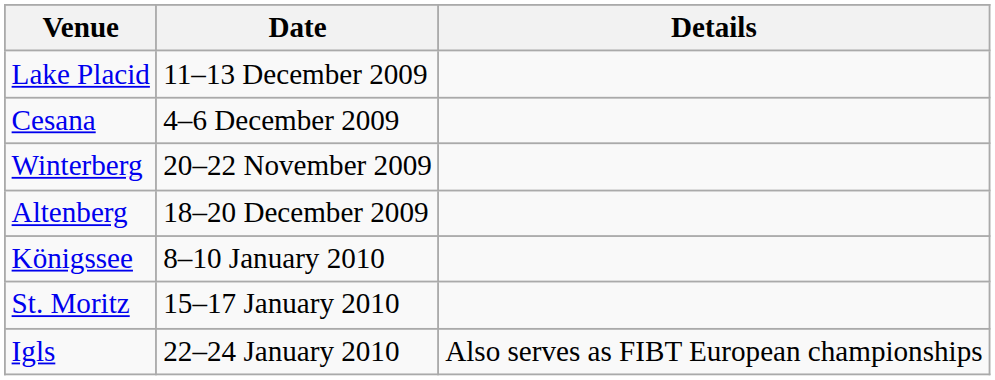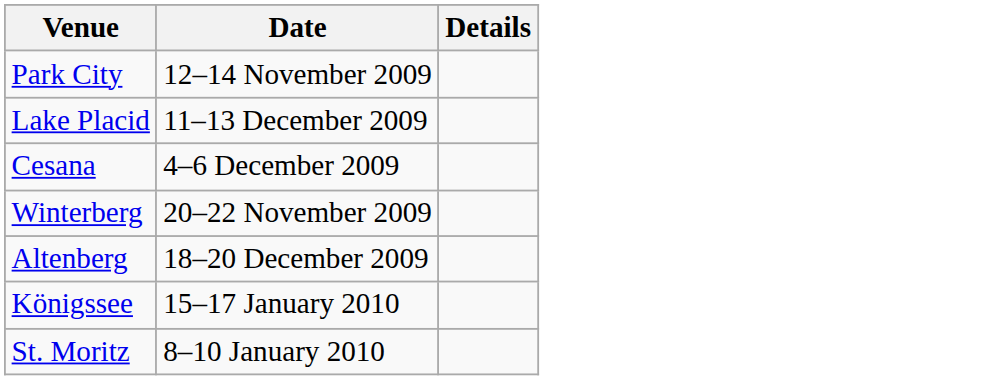+ row: (67, 73)
(274, 258) 8–10 January 2010 -> (281, 304) 15–17 January 2010
(281, 304) 15–17 January 2010 -> (274, 350) 8–10 January 2010
- row: (33, 350)
